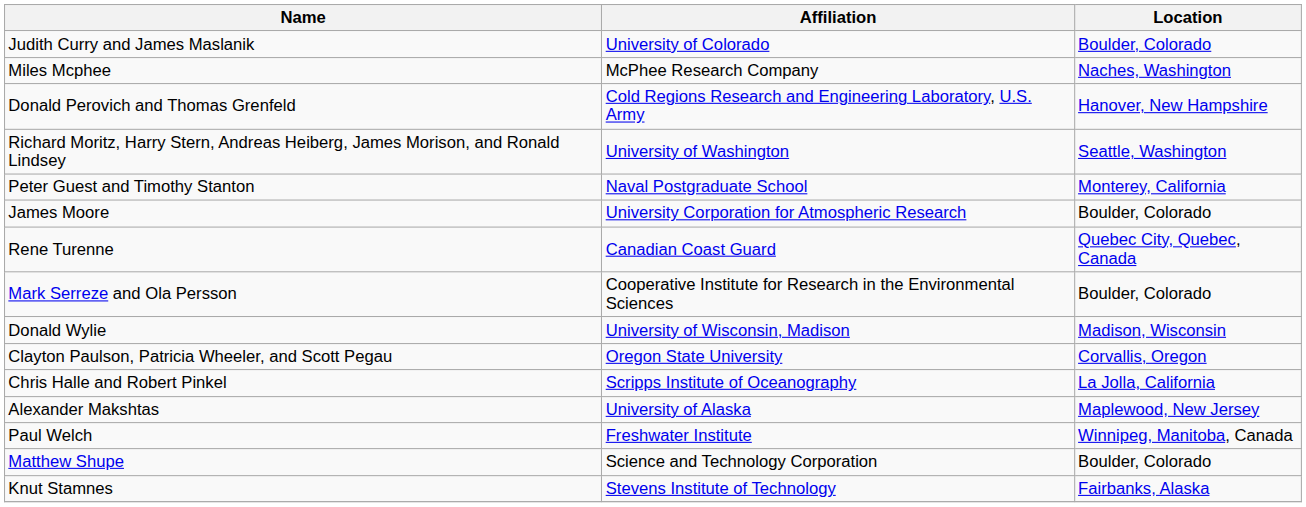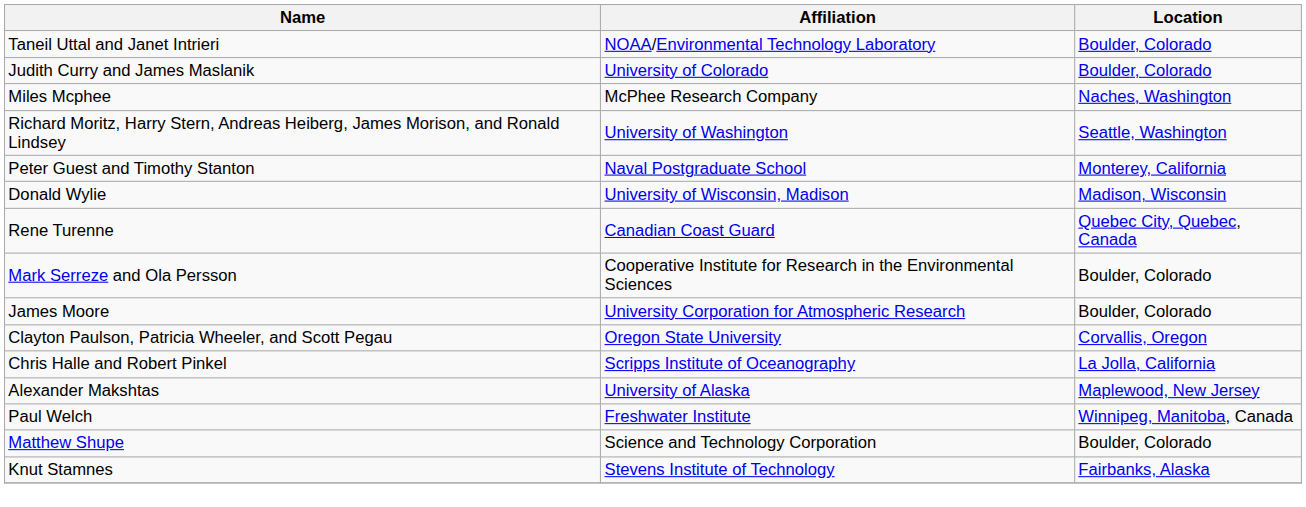+ row: (114, 44)
- row: (152, 106)
rows swapped: (59, 213) <-> (57, 330)
